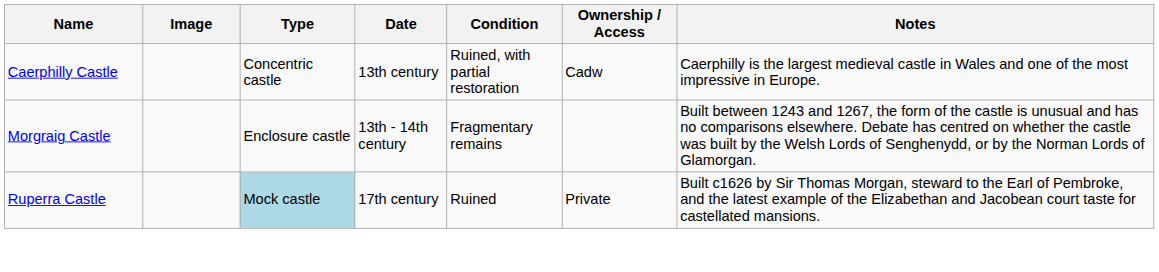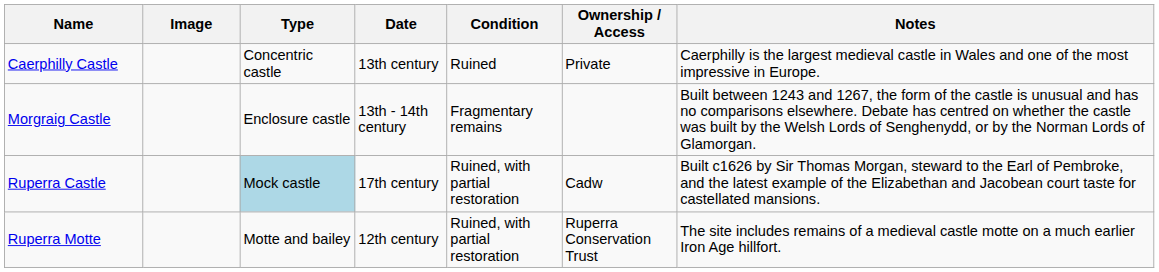(490, 71) Ruined, with partial restoration -> (473, 63) Ruined
(584, 71) Cadw -> (588, 63) Private
(473, 199) Ruined -> (490, 183) Ruined, with partial restoration
(588, 199) Private -> (584, 183) Cadw
+ row: (54, 239)
